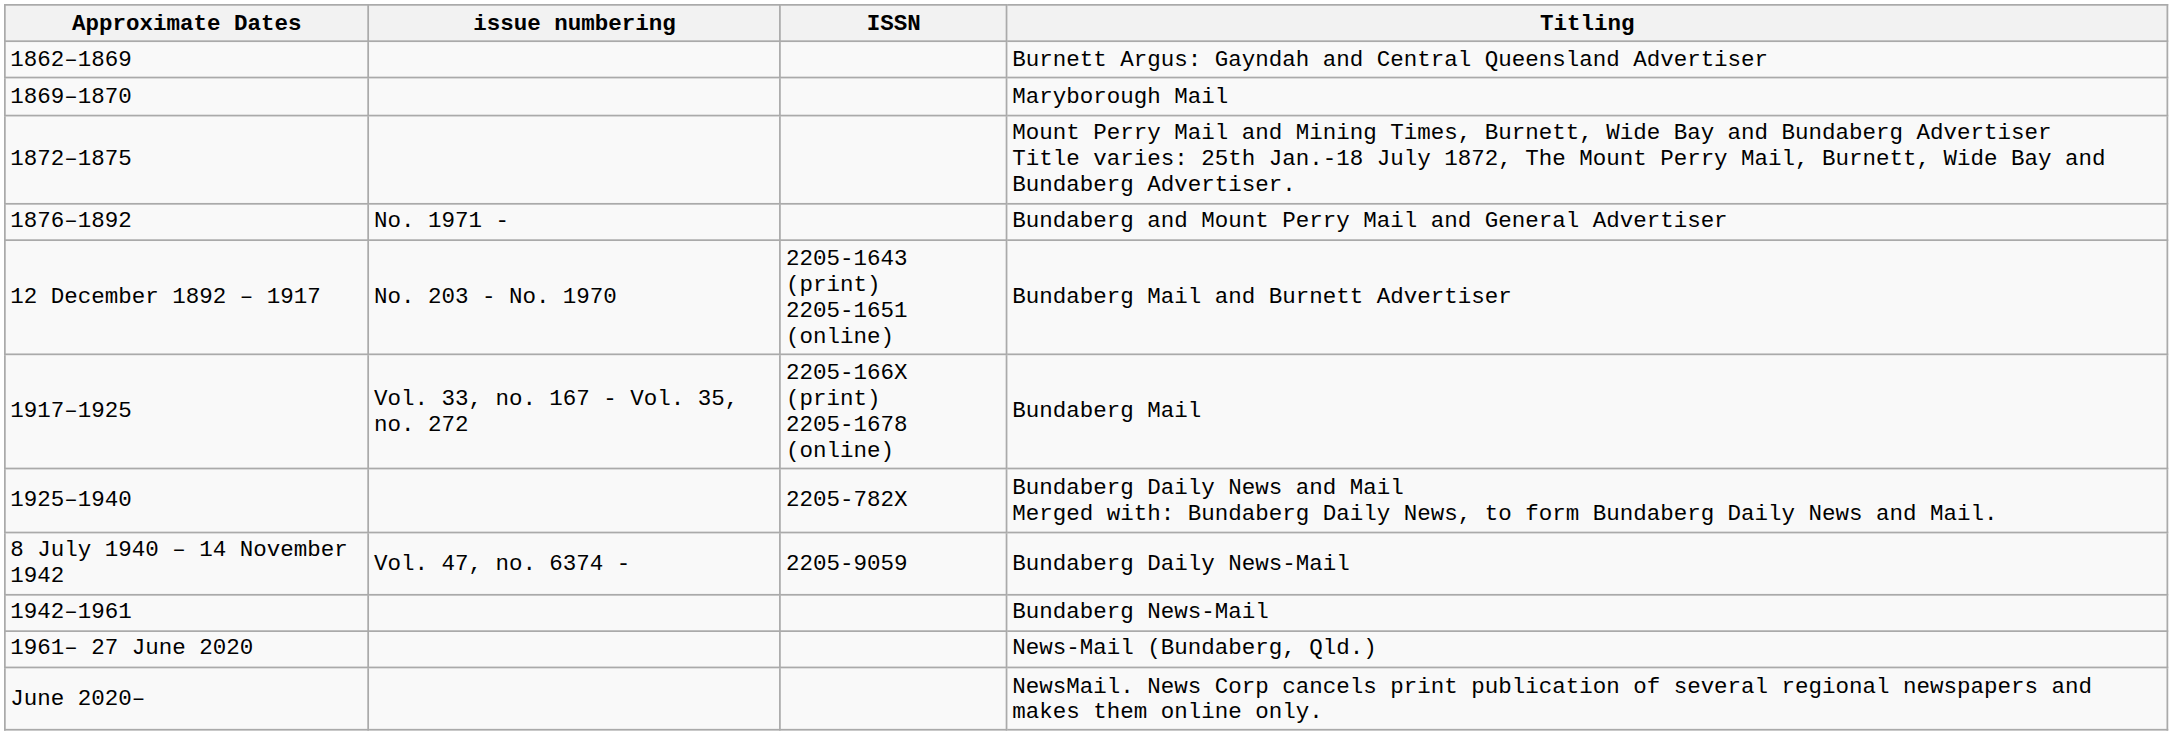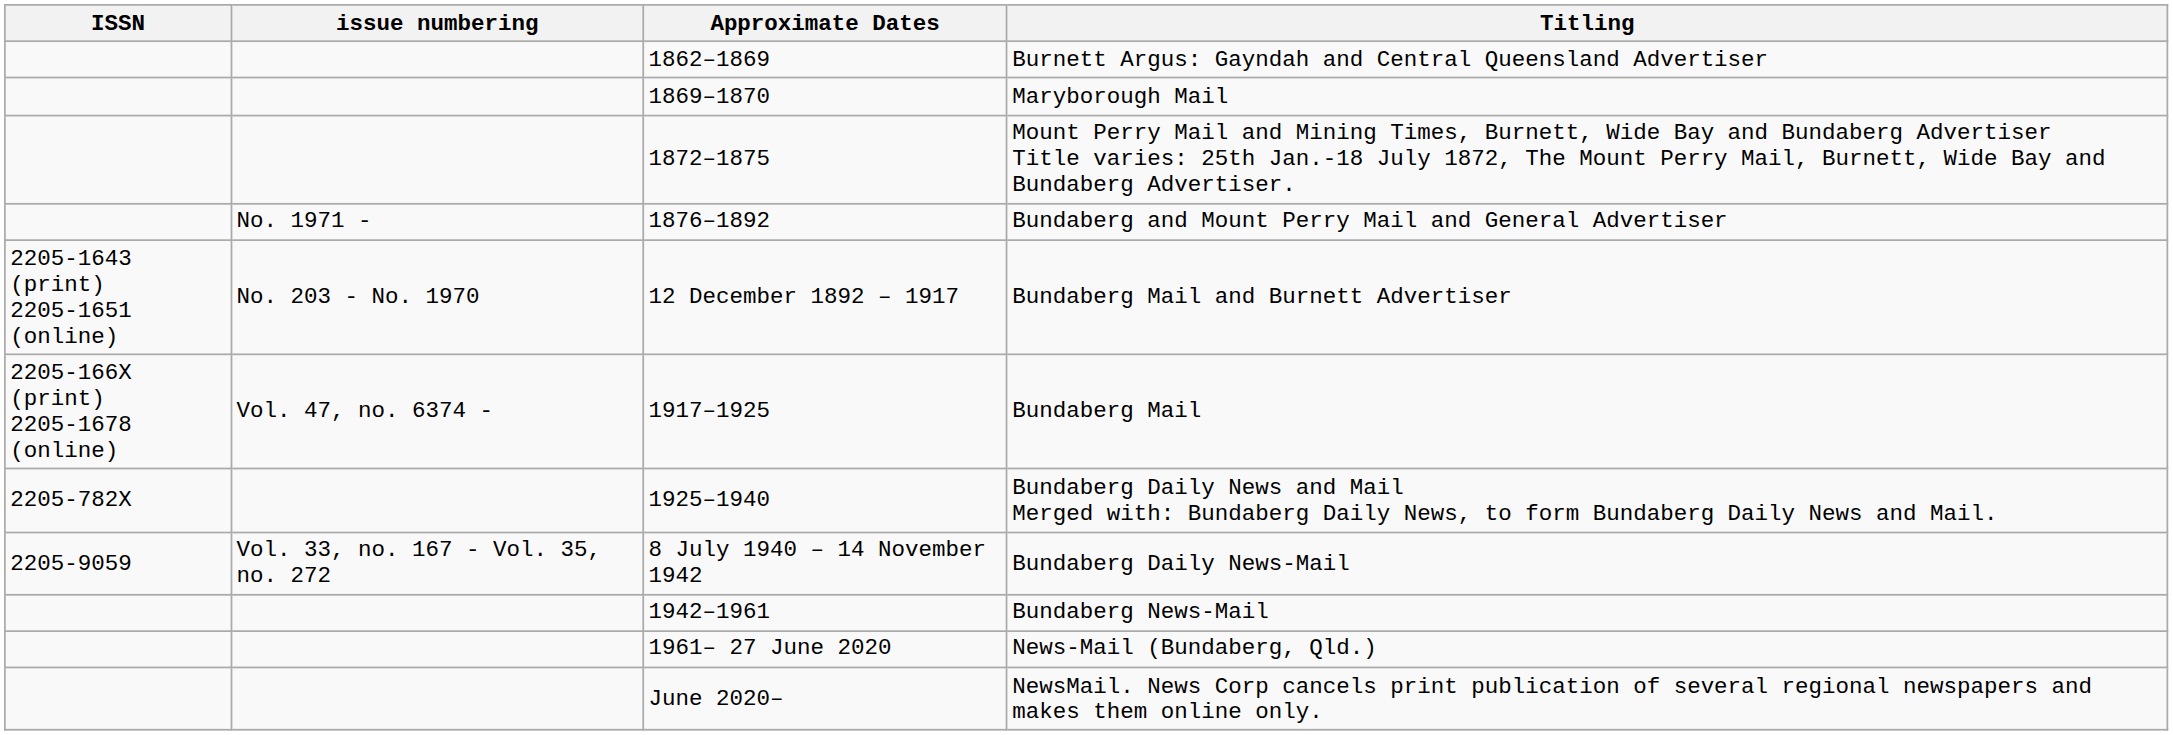columns swapped: (187, 23) <-> (894, 23)
(556, 412) Vol. 33, no. 167 - Vol. 35, no. 272 -> (365, 412) Vol. 47, no. 6374 -
(502, 563) Vol. 47, no. 6374 - -> (419, 563) Vol. 33, no. 167 - Vol. 35, no. 272
